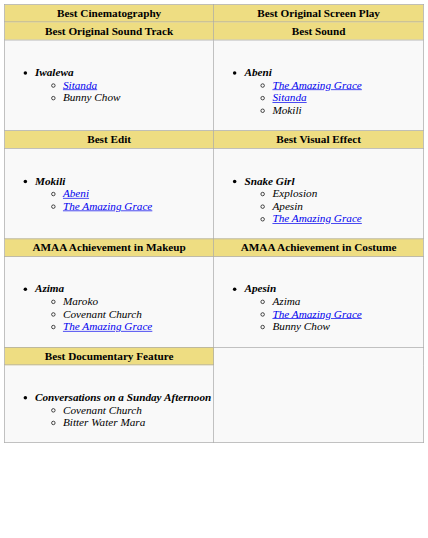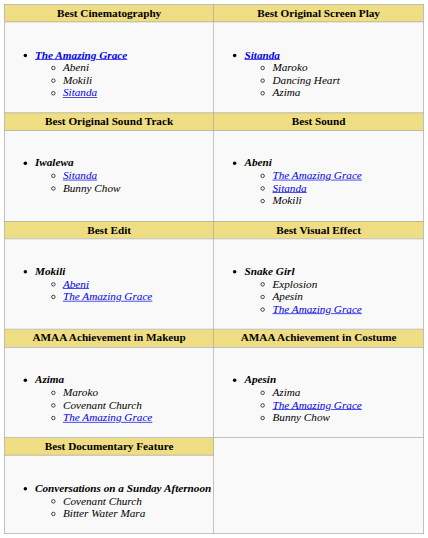+ row: (109, 74)
